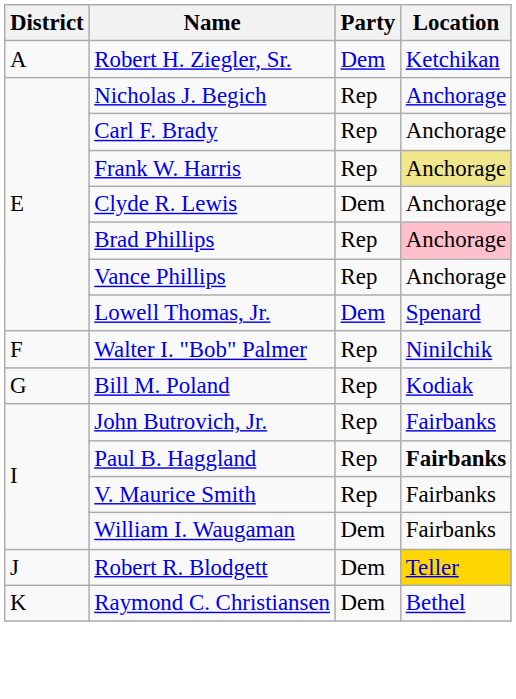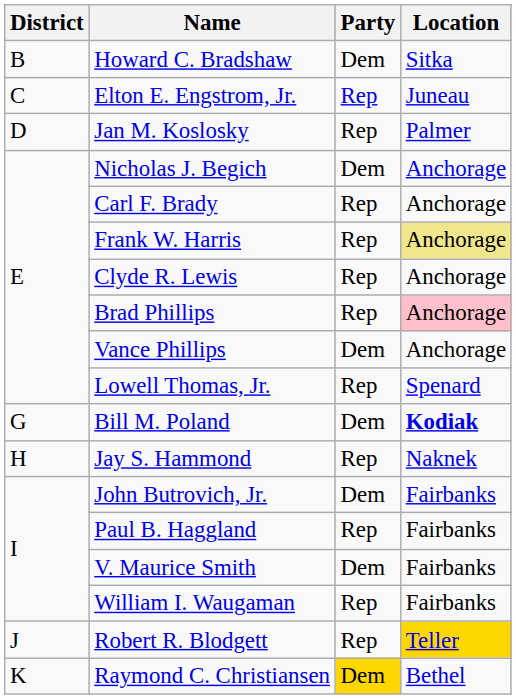- row: (193, 58)
+ row: (193, 58)
+ row: (195, 95)
+ row: (171, 131)
(359, 95) Rep -> (363, 167) Dem
(363, 204) Dem -> (359, 276) Rep
(359, 276) Rep -> (363, 349) Dem
(363, 312) Dem -> (359, 385) Rep
- row: (200, 349)
(359, 385) Rep -> (363, 421) Dem
(439, 385) normal -> (442, 421) bold
+ row: (173, 458)
(359, 421) Rep -> (363, 494) Dem
(456, 458) bold -> (451, 530) normal
(359, 494) Rep -> (363, 566) Dem
(363, 530) Dem -> (359, 603) Rep
(363, 566) Dem -> (359, 639) Rep
(363, 603) no background -> (363, 675) gold background
